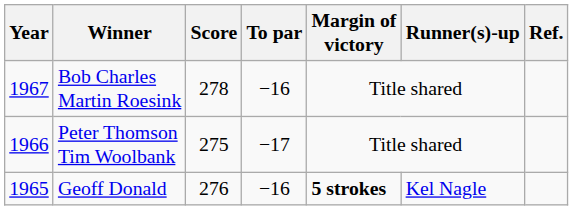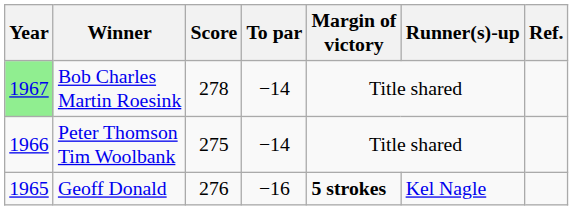(29, 88) no background -> (29, 88) lightgreen background
(274, 88) −16 -> (274, 88) −14
(274, 144) −17 -> (274, 144) −14
